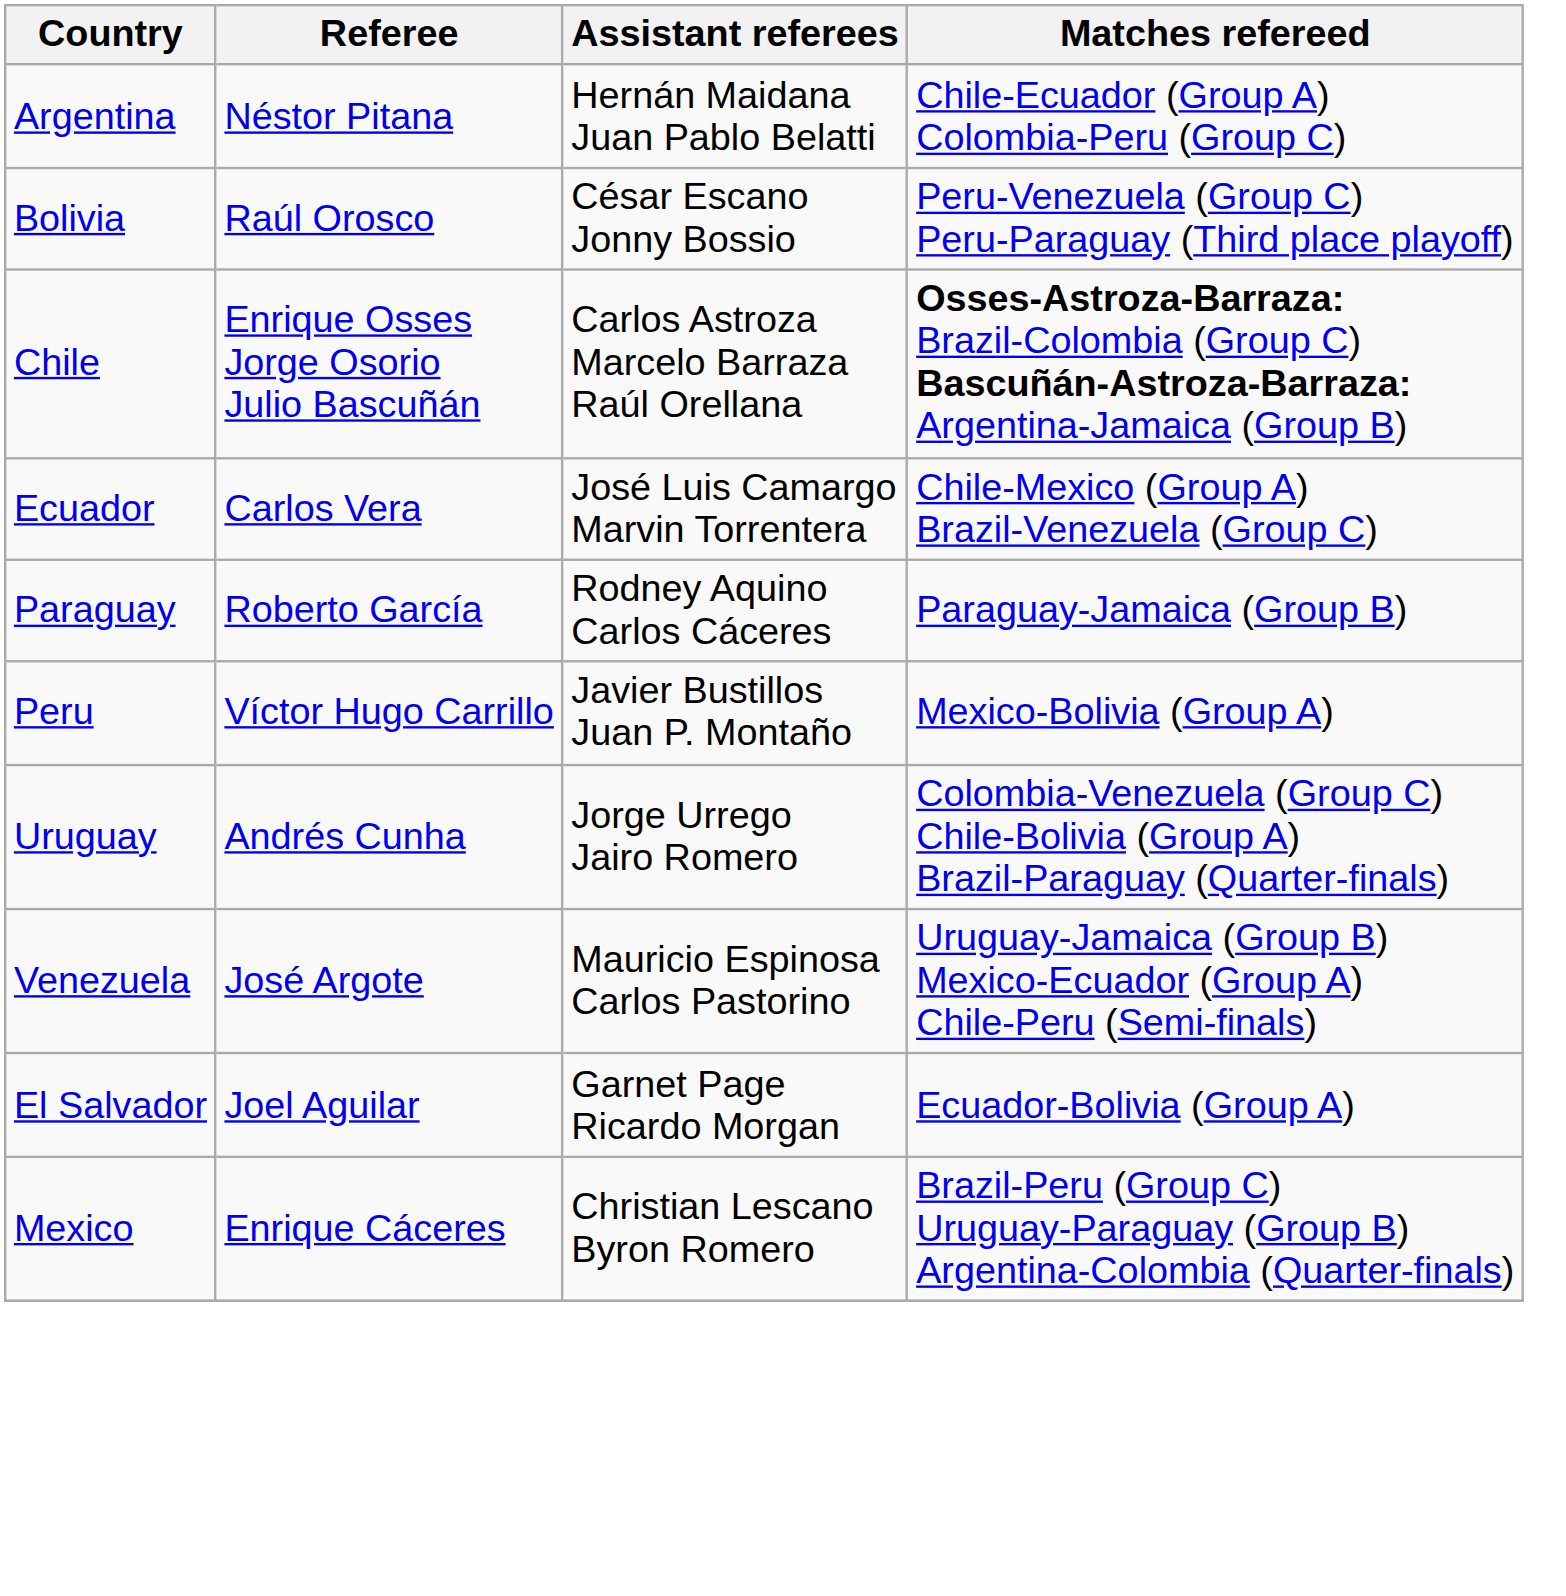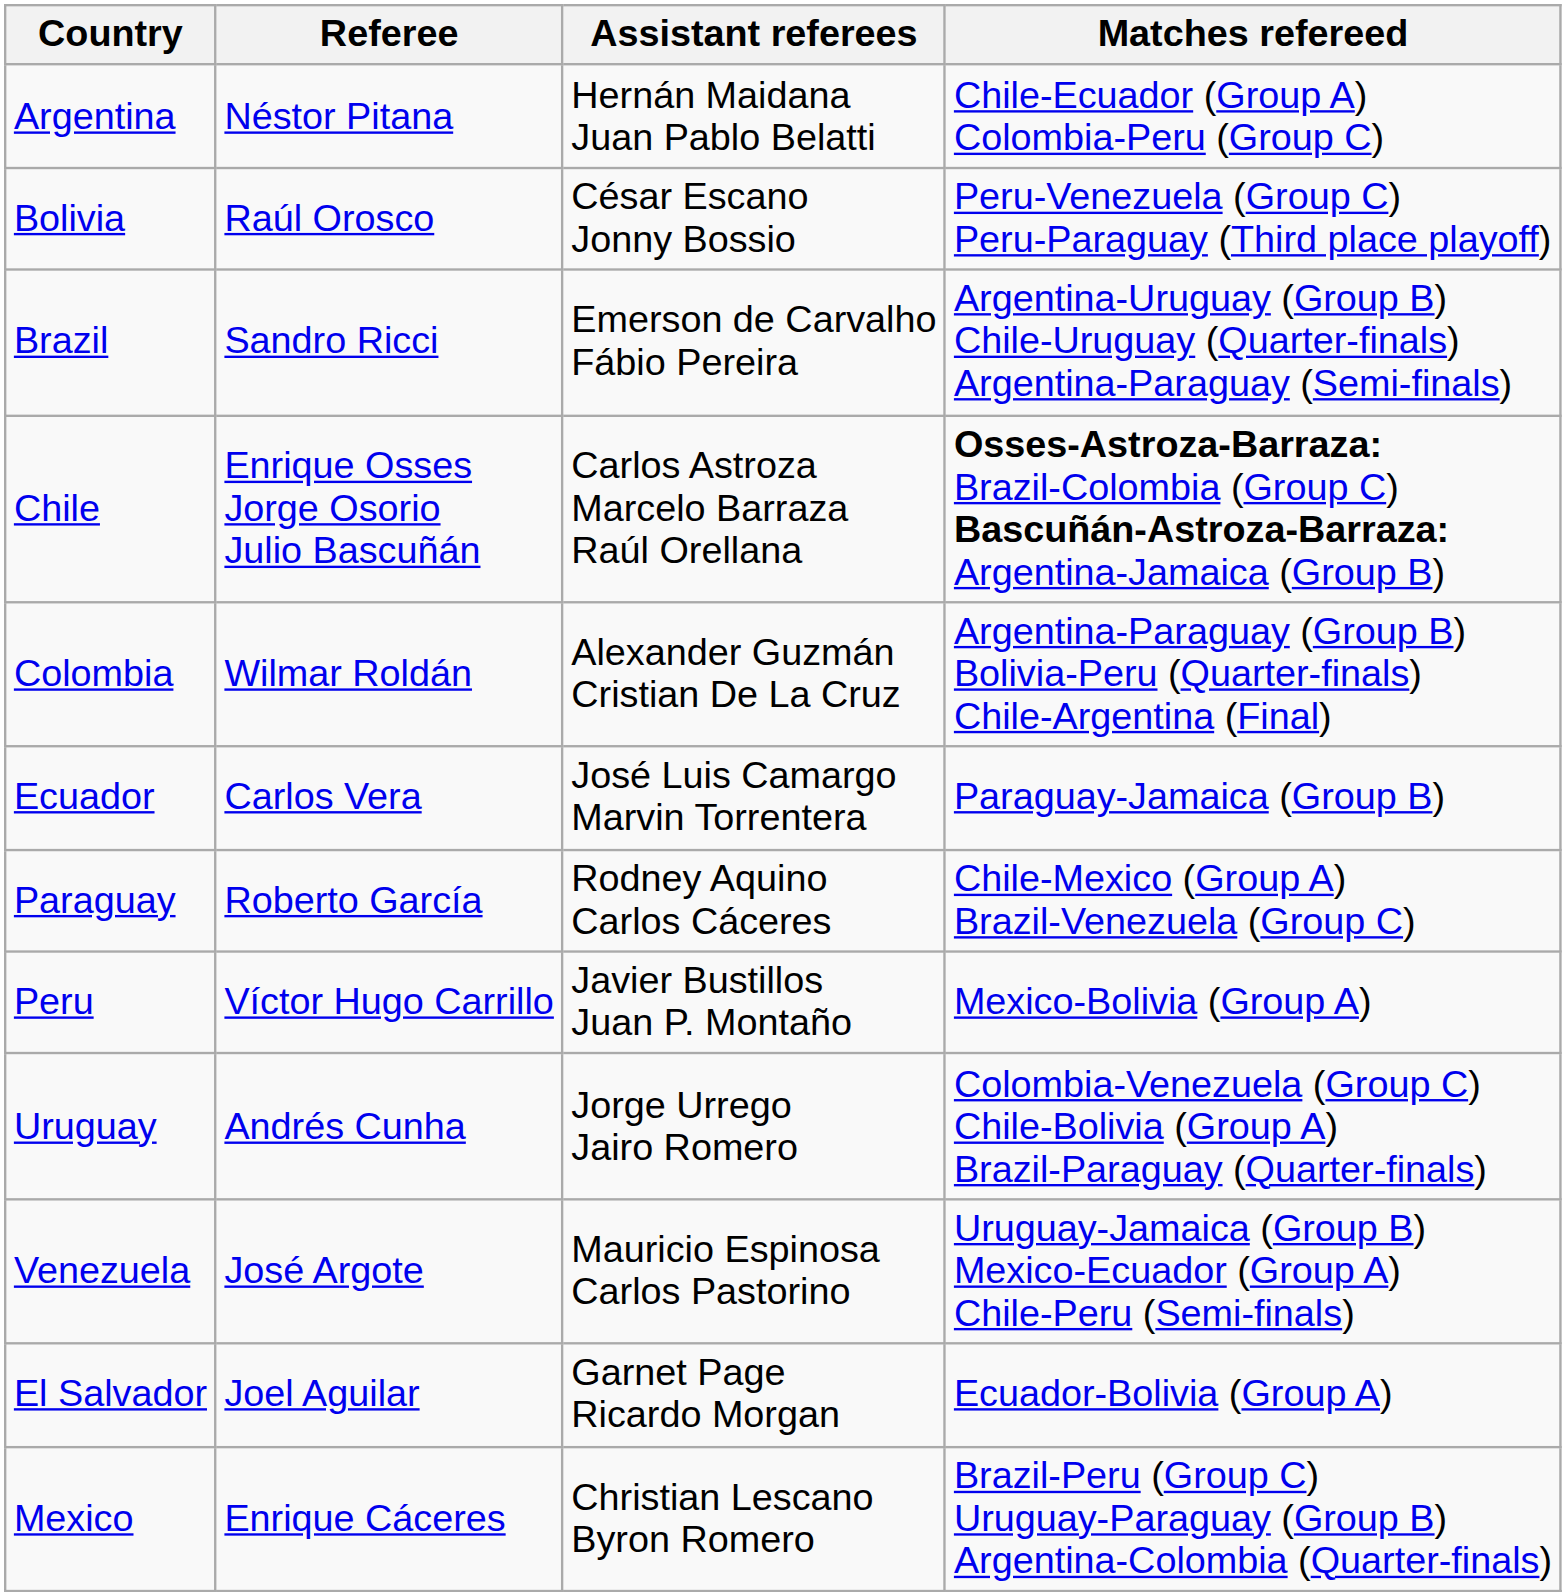+ row: (61, 341)
+ row: (94, 673)
(1147, 507) Chile-Mexico (Group A) Brazil-Venezuela (Group C) -> (1199, 797) Paraguay-Jamaica (Group B)
(1162, 609) Paraguay-Jamaica (Group B) -> (1185, 899) Chile-Mexico (Group A) Brazil-Venezuela (Group C)
